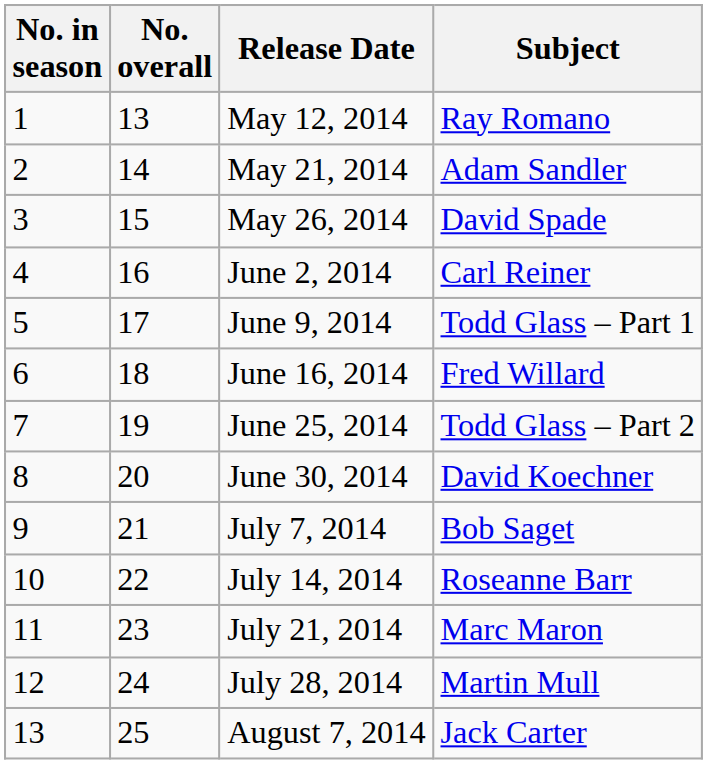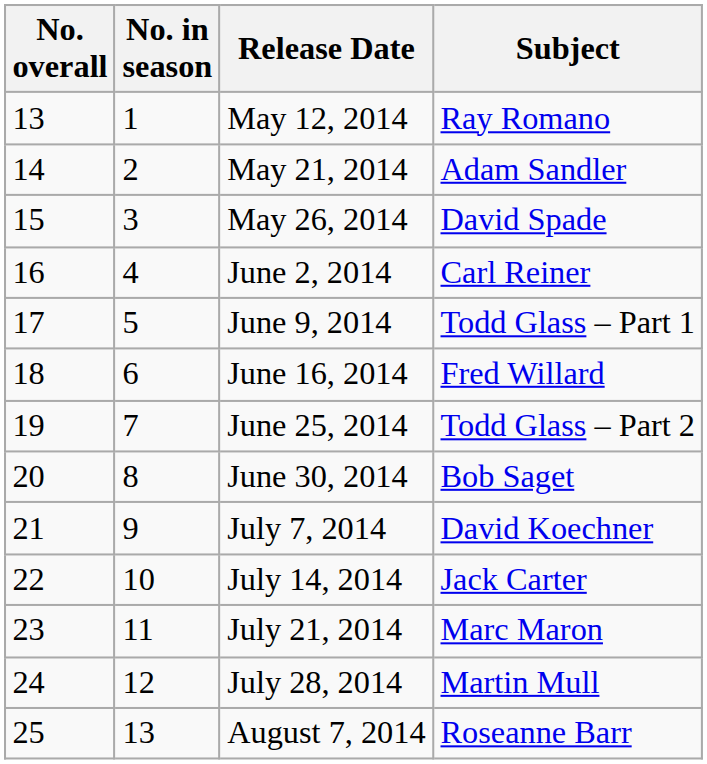columns swapped: (165, 48) <-> (57, 48)
(547, 476) David Koechner -> (507, 476) Bob Saget
(507, 527) Bob Saget -> (547, 527) David Koechner
(536, 579) Roseanne Barr -> (514, 579) Jack Carter
(514, 732) Jack Carter -> (536, 732) Roseanne Barr
